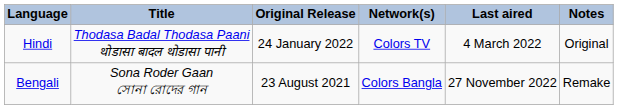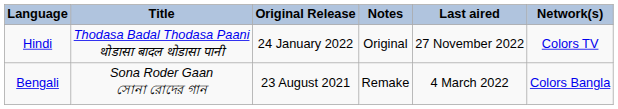columns swapped: (402, 14) <-> (586, 14)
(502, 43) 4 March 2022 -> (470, 43) 27 November 2022
(502, 83) 27 November 2022 -> (470, 83) 4 March 2022
